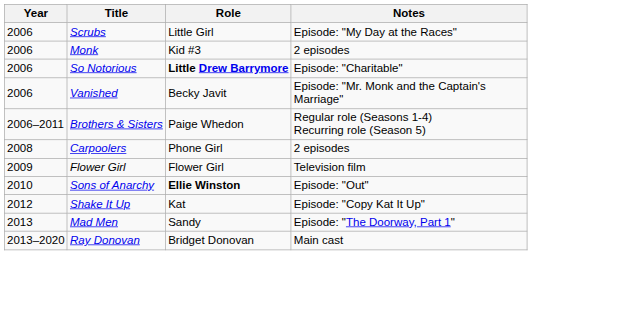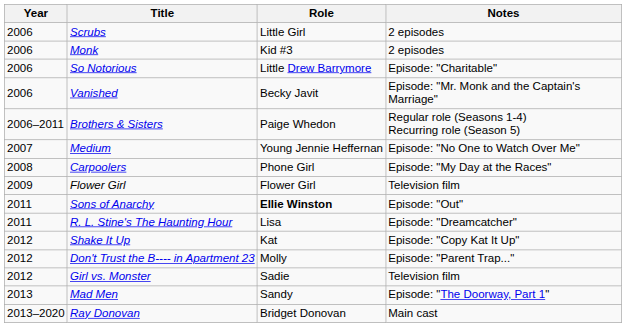(375, 31) Episode: "My Day at the Races" -> (416, 31) 2 episodes
(228, 68) bold -> (316, 68) normal
+ row: (90, 149)
(322, 149) 2 episodes -> (470, 167) Episode: "My Day at the Races"
(20, 185) 2010 -> (19, 203) 2011
+ row: (151, 222)
+ row: (162, 258)
+ row: (110, 277)
